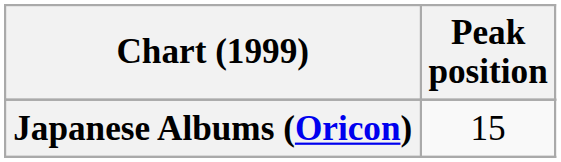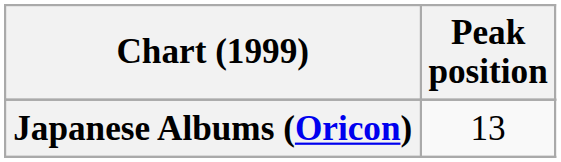(488, 127) 15 -> (488, 127) 13
